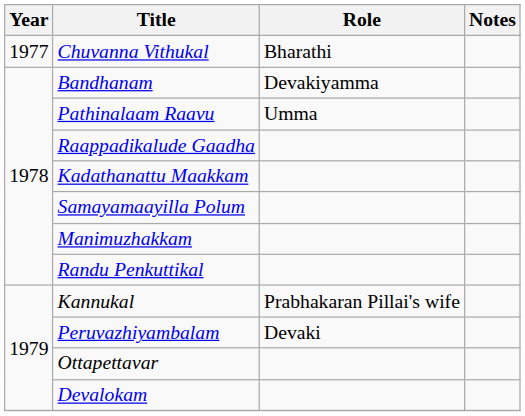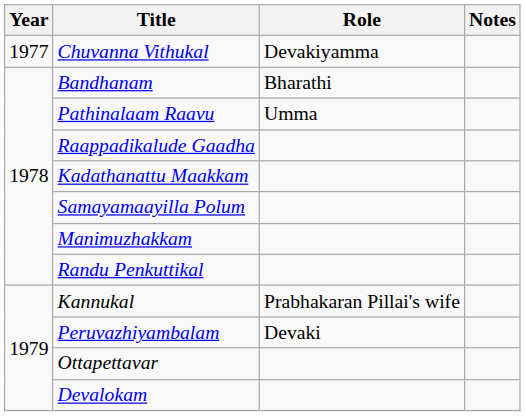(298, 51) Bharathi -> (321, 51) Devakiyamma
(321, 82) Devakiyamma -> (298, 82) Bharathi
